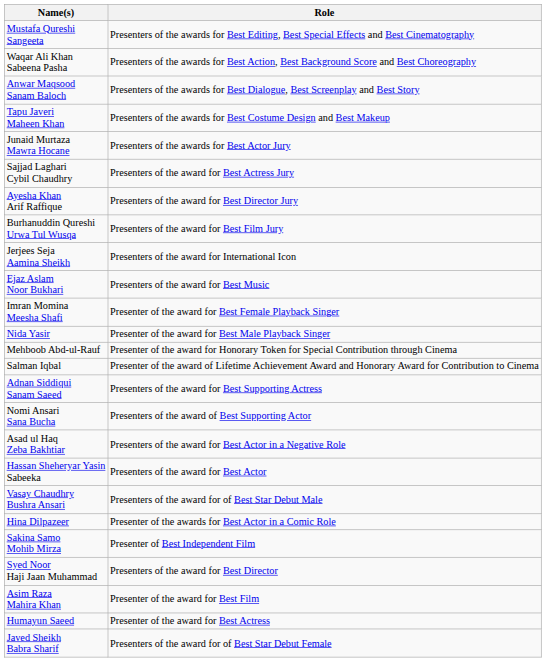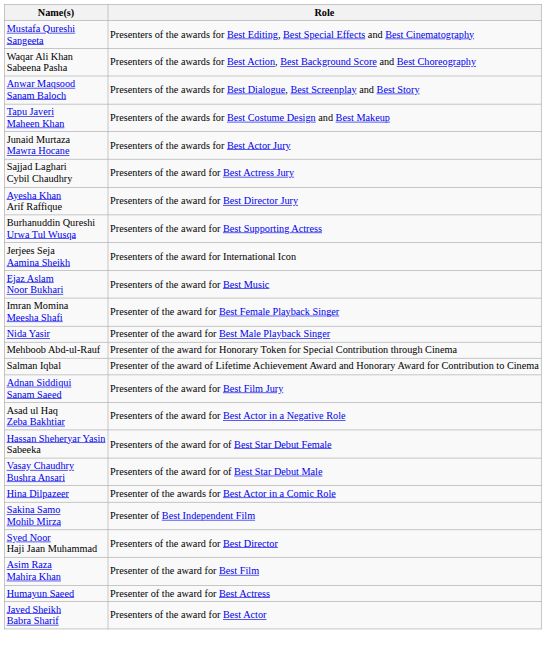(197, 228) Presenters of the award for Best Film Jury -> (216, 228) Presenters of the award for Best Supporting Actress
(216, 388) Presenters of the award for Best Supporting Actress -> (197, 388) Presenters of the award for Best Film Jury
- row: (33, 416)
(188, 471) Presenters of the award for Best Actor -> (221, 444) Presenters of the award for of Best Star Debut Female
(221, 643) Presenters of the award for of Best Star Debut Female -> (188, 615) Presenters of the award for Best Actor
